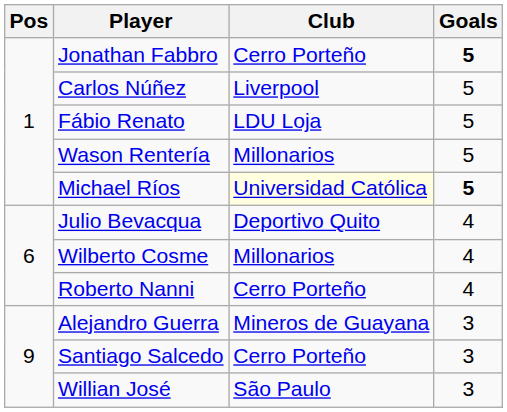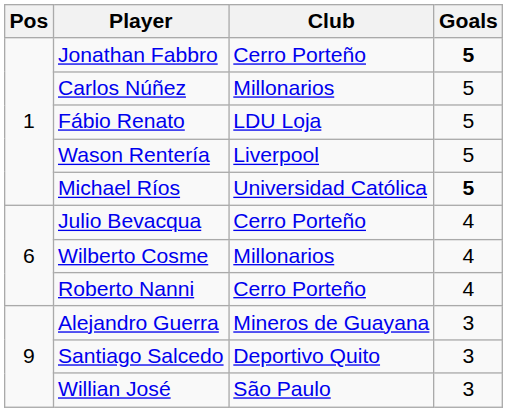(276, 88) Liverpool -> (284, 88) Millonarios
(284, 155) Millonarios -> (276, 155) Liverpool
(330, 188) lightyellow background -> (330, 188) no background
(307, 222) Deportivo Quito -> (300, 222) Cerro Porteño
(300, 356) Cerro Porteño -> (307, 356) Deportivo Quito
